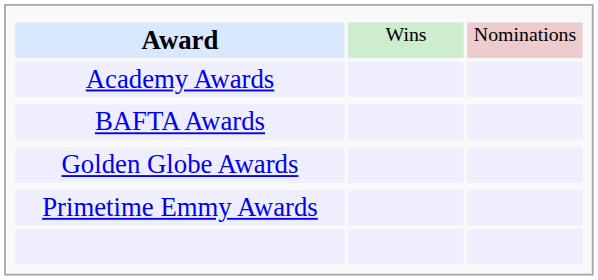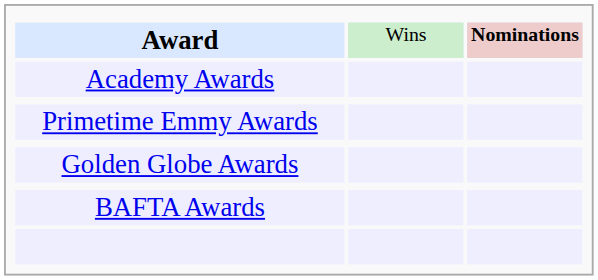(525, 34) normal -> (525, 34) bold
rows swapped: (180, 207) <-> (180, 121)
